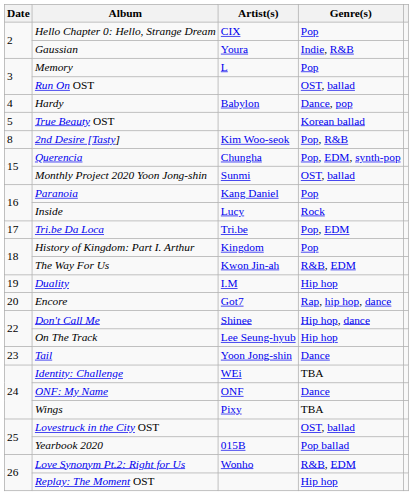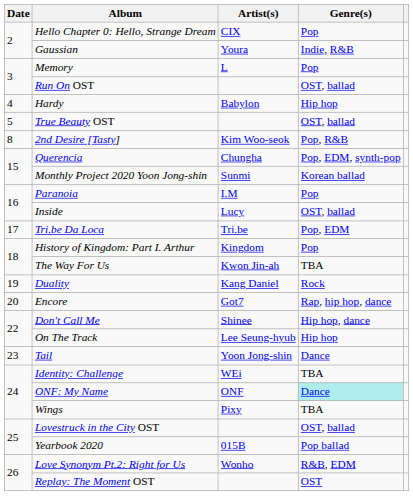(327, 103) Dance, pop -> (319, 103) Hip hop
(333, 121) Korean ballad -> (328, 121) OST, ballad
(328, 175) OST, ballad -> (333, 175) Korean ballad
(250, 193) Kang Daniel -> (229, 193) I.M
(313, 211) Rock -> (328, 211) OST, ballad
(328, 265) R&B, EDM -> (312, 265) TBA
(229, 283) I.M -> (250, 283) Kang Daniel
(319, 283) Hip hop -> (313, 283) Rock
(315, 391) no background -> (315, 391) paleturquoise background
(319, 481) Hip hop -> (312, 481) OST
